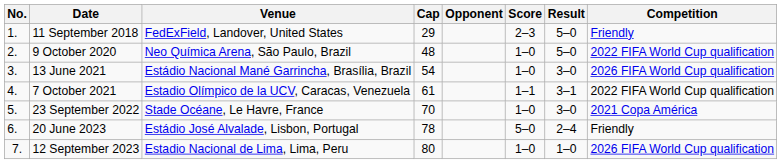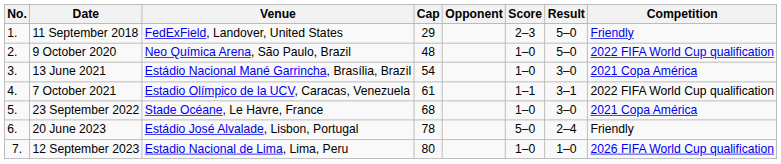(682, 71) 2026 FIFA World Cup qualification -> (644, 71) 2021 Copa América
(428, 110) 70 -> (428, 110) 68
